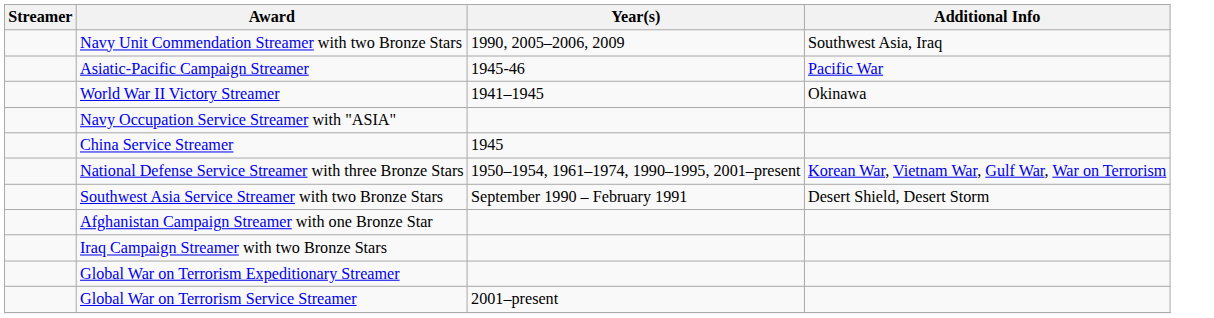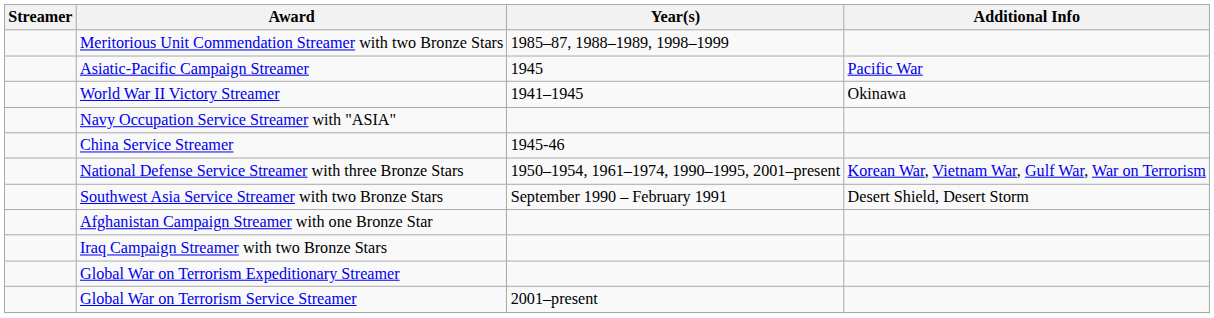- row: (271, 42)
+ row: (292, 42)
(498, 68) 1945-46 -> (527, 68) 1945
(487, 145) 1945 -> (538, 145) 1945-46
